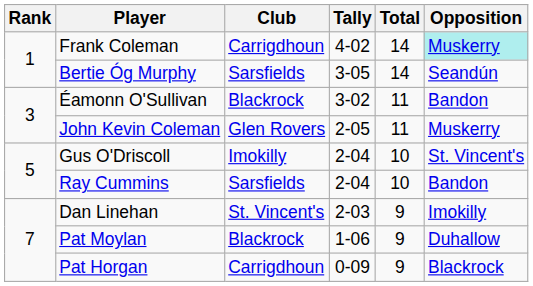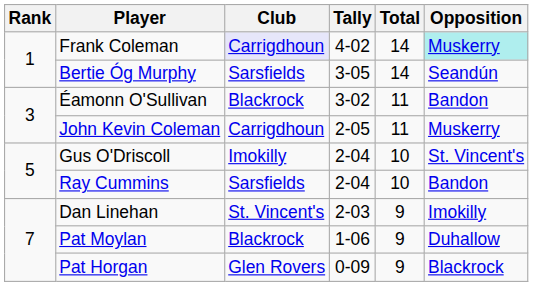(276, 45) no background -> (276, 45) lavender background
(277, 128) Glen Rovers -> (276, 128) Carrigdhoun
(276, 267) Carrigdhoun -> (277, 267) Glen Rovers
